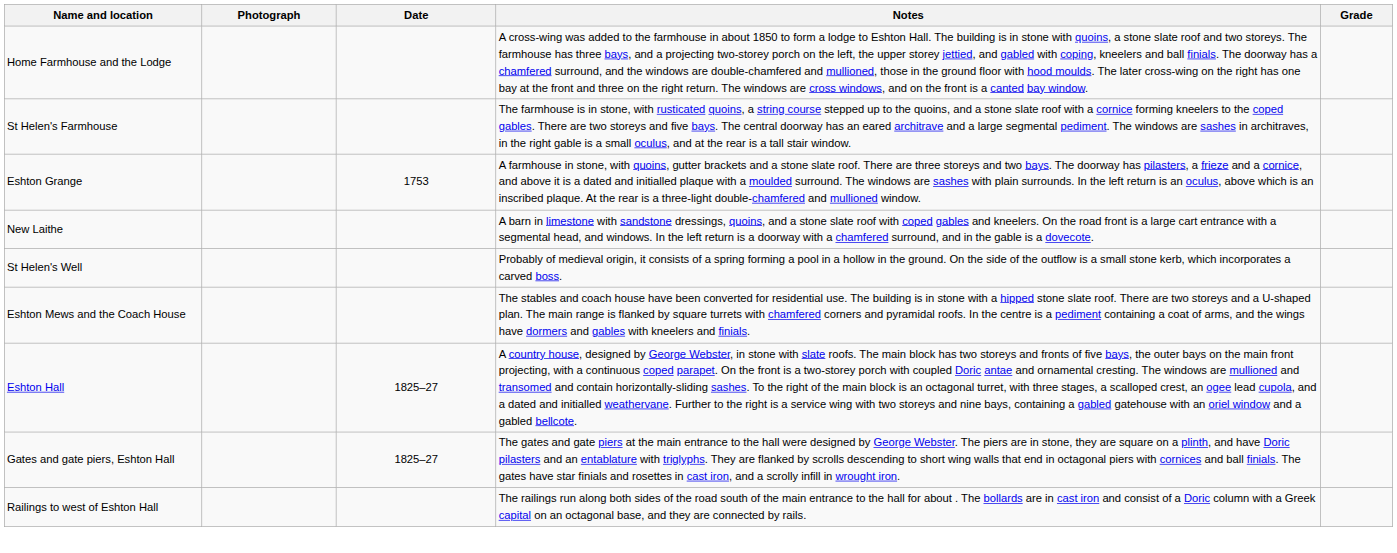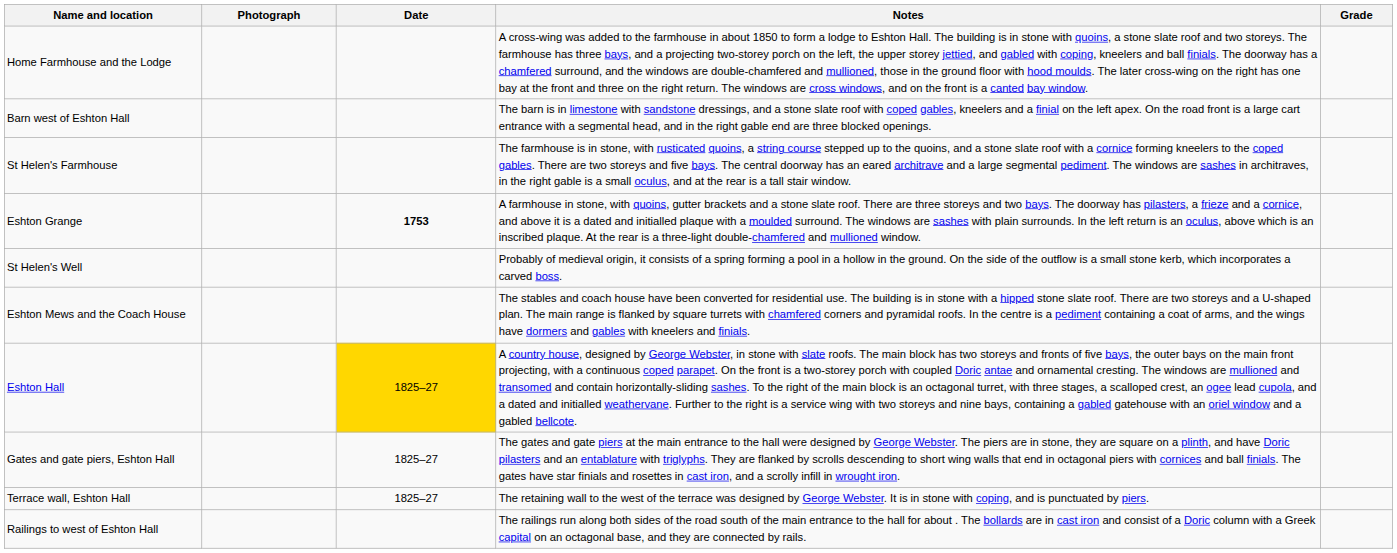+ row: (68, 118)
(416, 182) normal -> (416, 220) bold
- row: (35, 229)
(416, 387) no background -> (416, 387) gold background
+ row: (69, 498)
